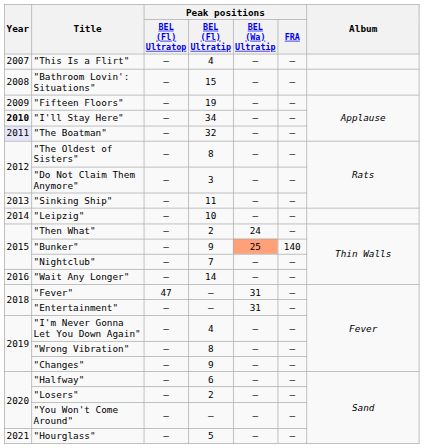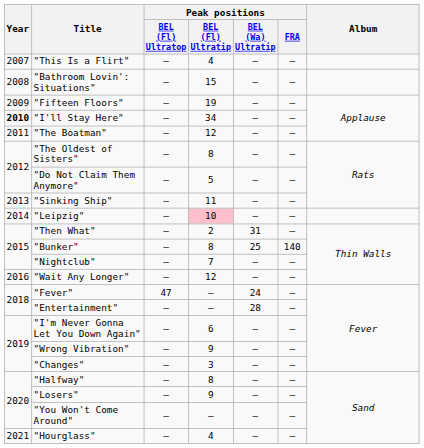(18, 133) lavender background -> (18, 133) no background
(211, 133) 32 -> (211, 133) 12
(211, 180) 3 -> (211, 180) 5
(211, 216) no background -> (211, 216) pink background
(255, 231) 24 -> (255, 231) 31
(211, 247) 9 -> (211, 247) 8
(255, 247) lightsalmon background -> (255, 247) no background
(211, 277) 14 -> (211, 277) 12
(255, 292) 31 -> (255, 292) 24
(255, 308) 31 -> (255, 308) 28
(211, 328) 4 -> (211, 328) 6
(211, 349) 8 -> (211, 349) 9
(211, 364) 9 -> (211, 364) 3
(211, 379) 6 -> (211, 379) 8
(211, 395) 2 -> (211, 395) 9
(211, 436) 5 -> (211, 436) 4
